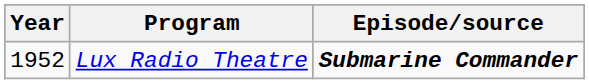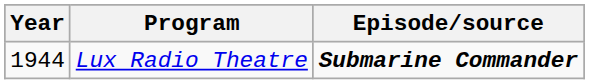(38, 60) 1952 -> (38, 60) 1944
